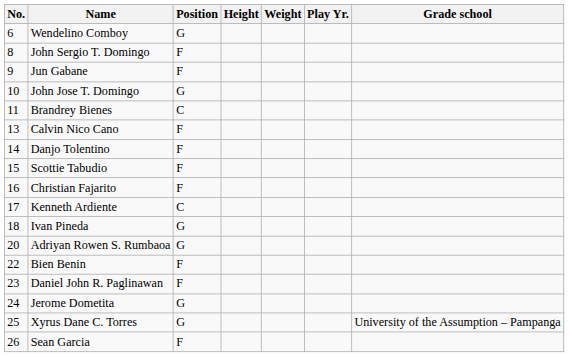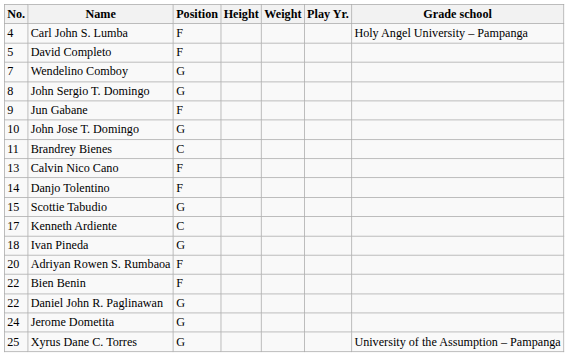+ row: (79, 33)
+ row: (71, 52)
(10, 33) 6 -> (10, 71) 7
(180, 52) F -> (181, 91) G
(180, 168) F -> (181, 206) G
- row: (73, 187)
(181, 245) G -> (180, 264) F
(13, 284) 23 -> (13, 303) 22
(180, 284) F -> (181, 303) G
- row: (60, 341)
